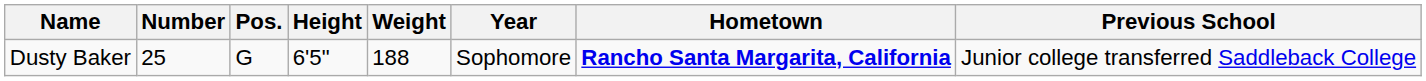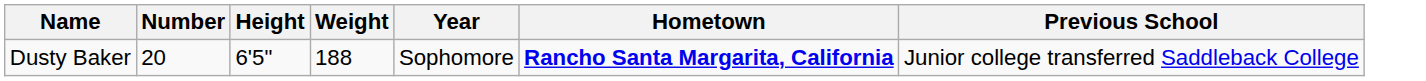- column: (259, 22)
(154, 57) 25 -> (154, 57) 20
